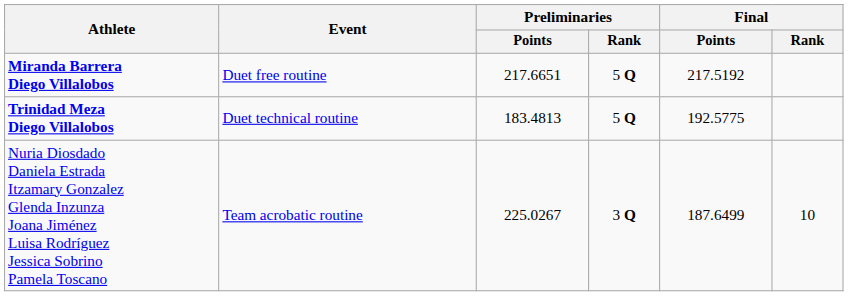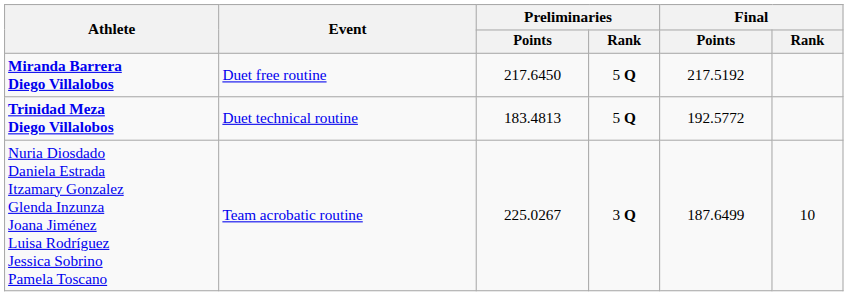(533, 75) 217.6651 -> (533, 75) 217.6450
(716, 118) 192.5775 -> (716, 118) 192.5772
